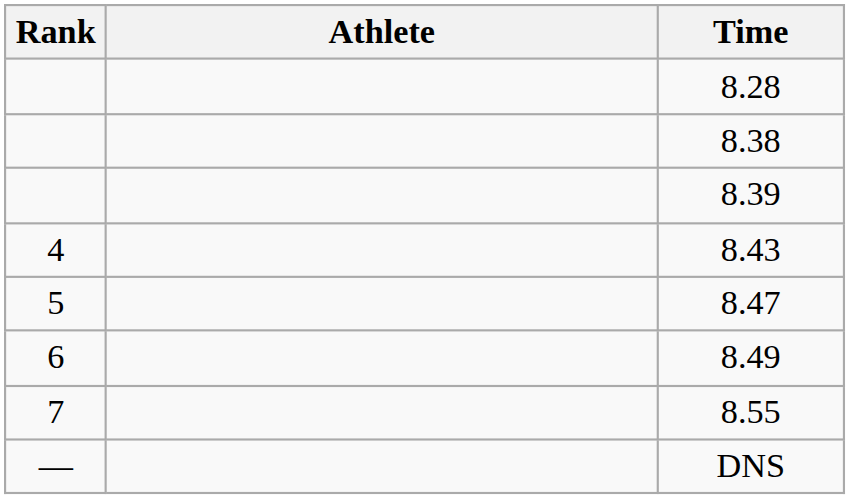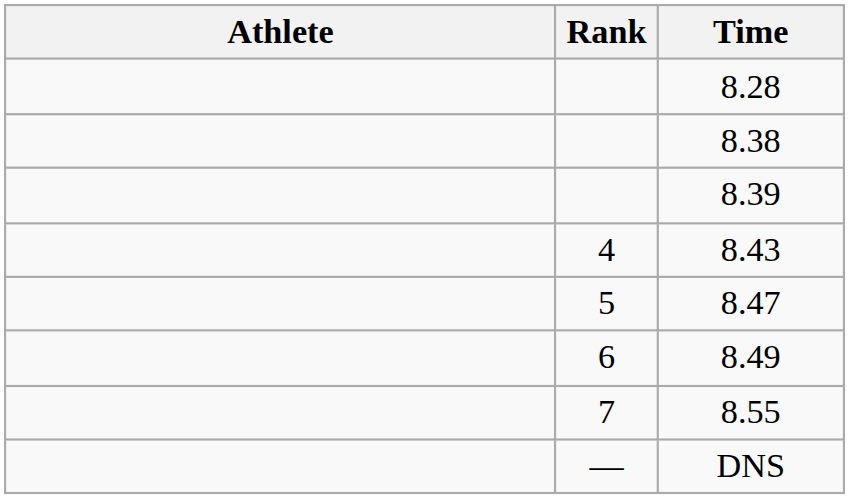columns swapped: (56, 31) <-> (382, 31)
